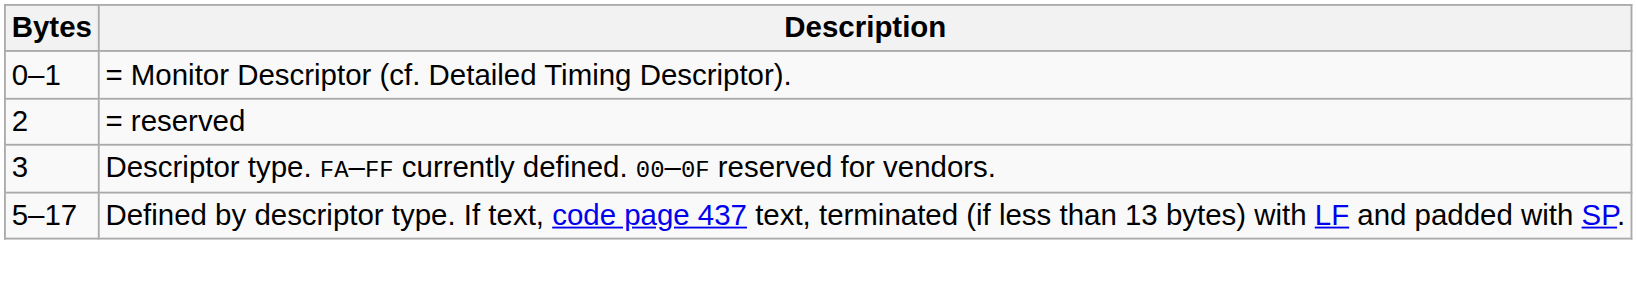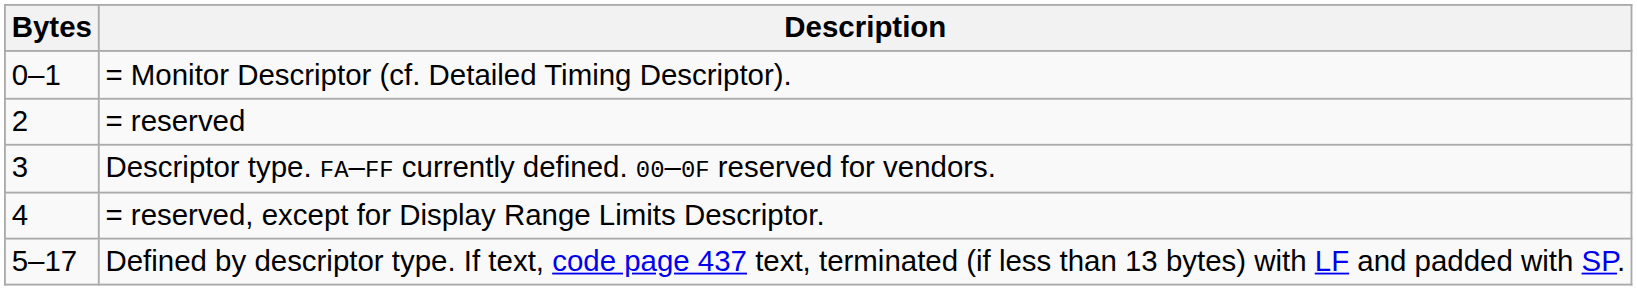+ row: (465, 214)
